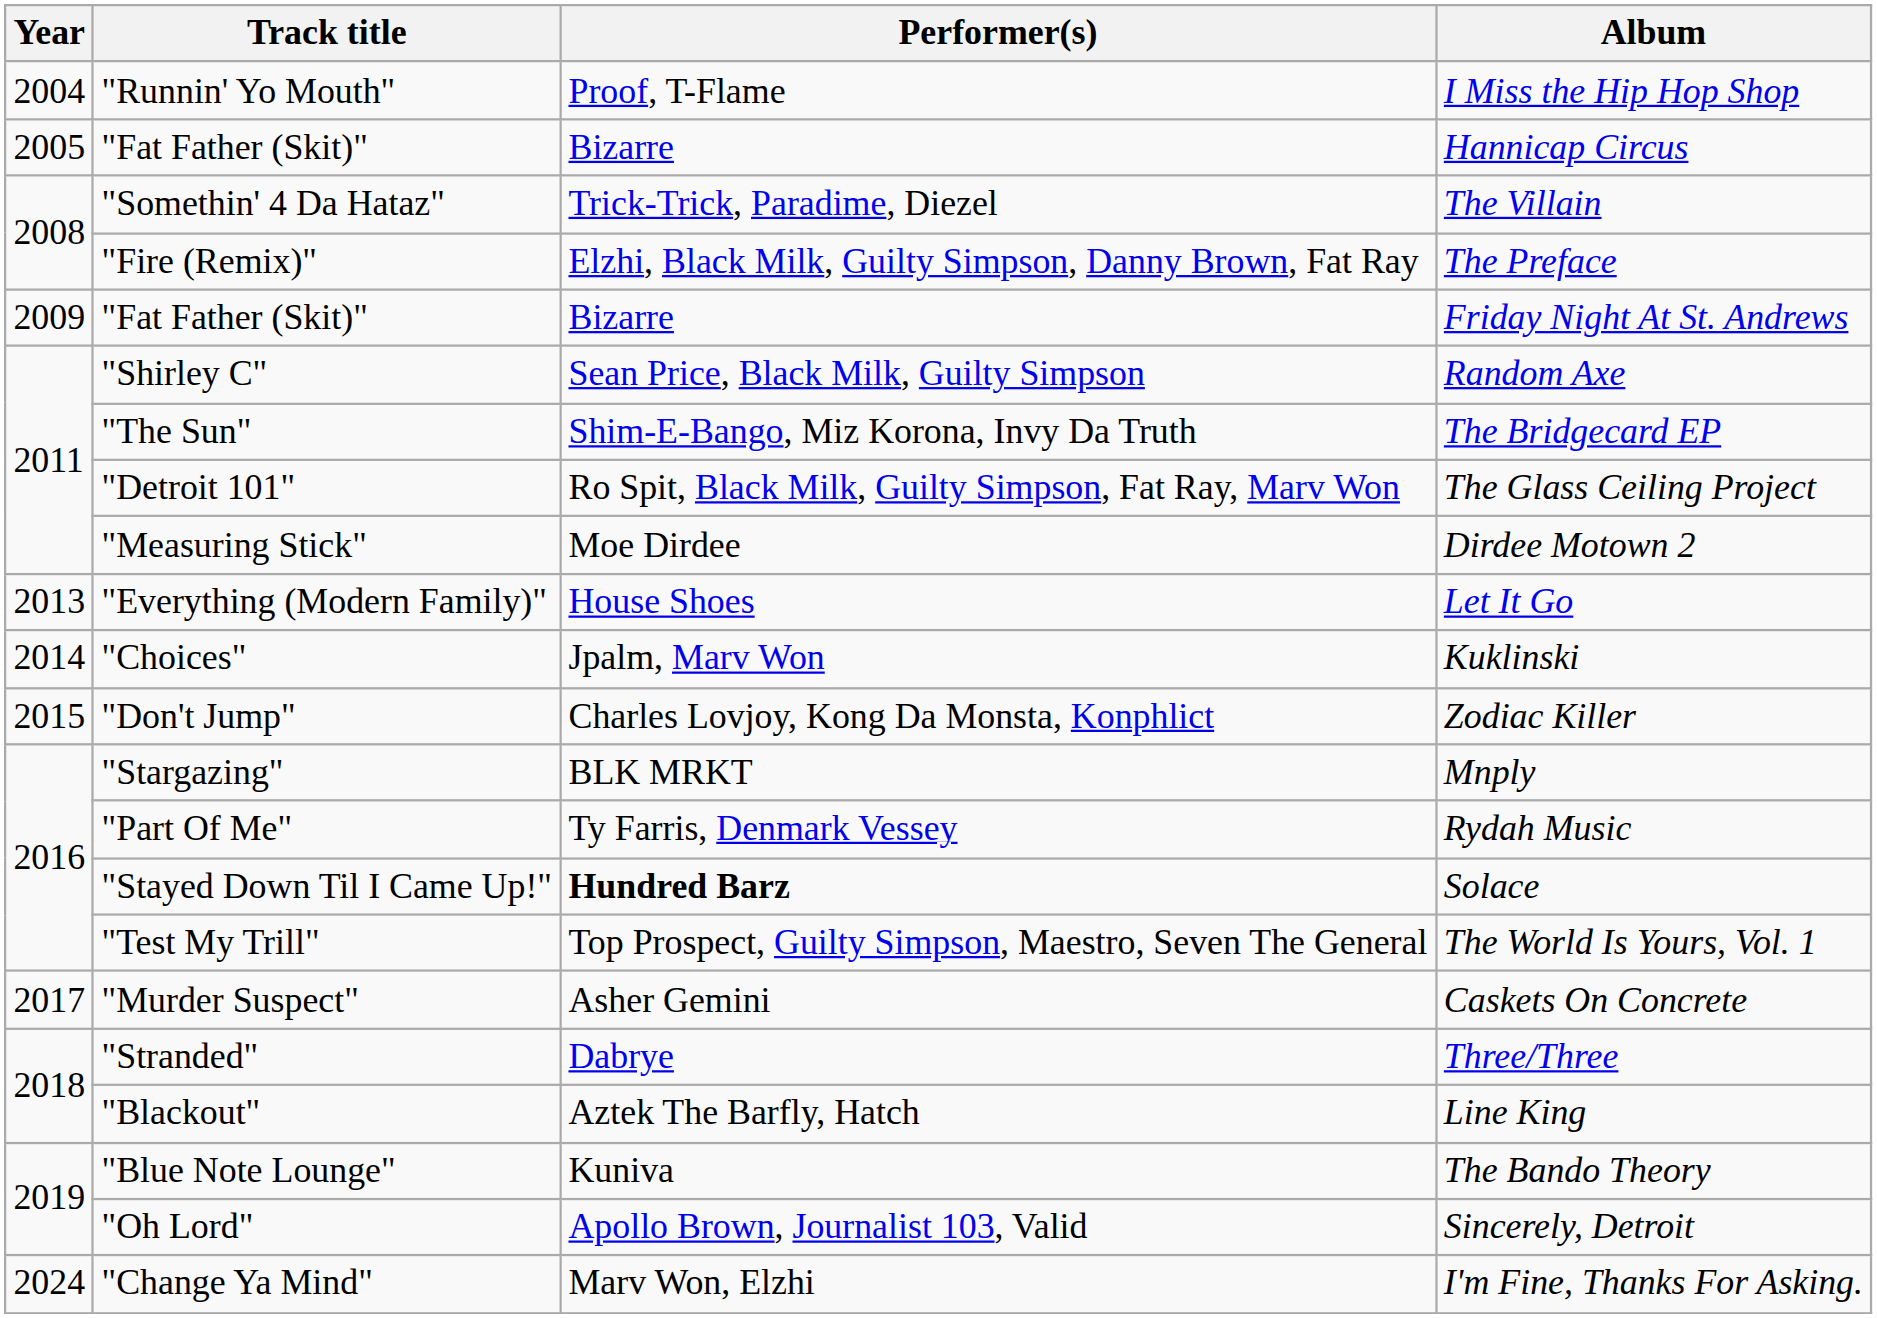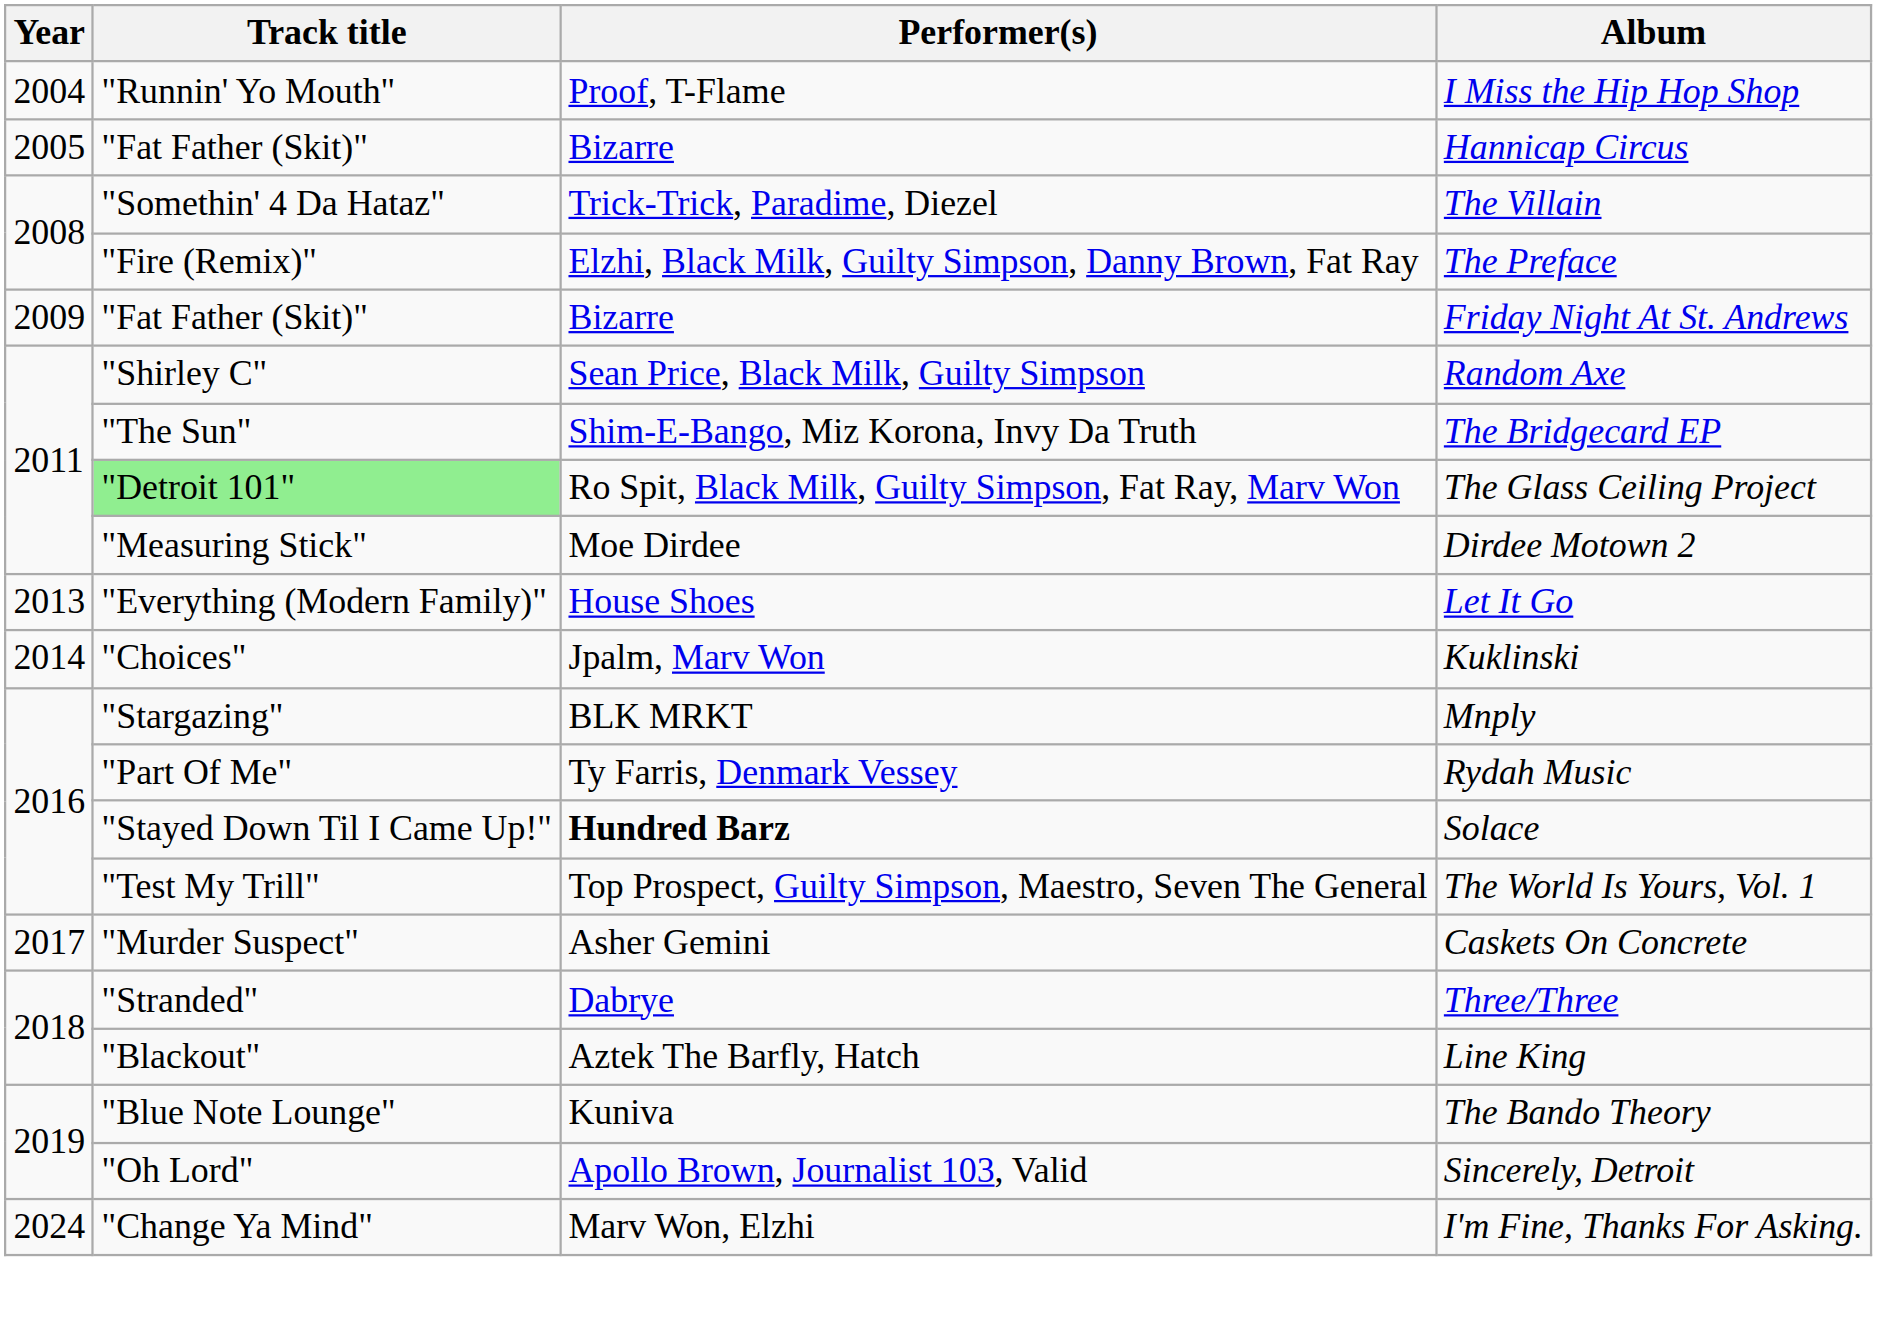(198, 487) no background -> (198, 487) lightgreen background
- row: (1540, 715)
